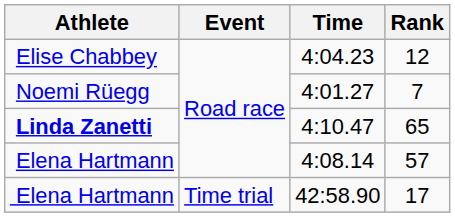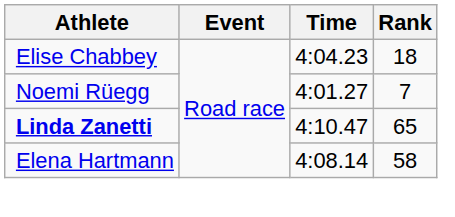(417, 57) 12 -> (405, 57) 18
(417, 161) 57 -> (405, 161) 58
- row: (338, 195)
